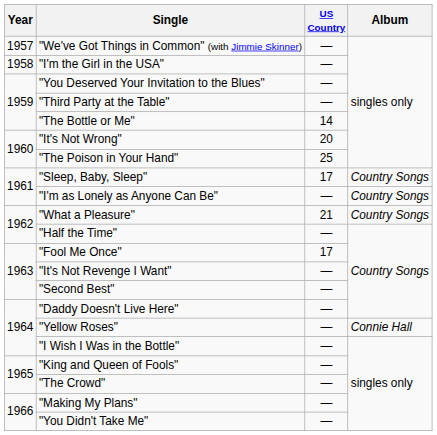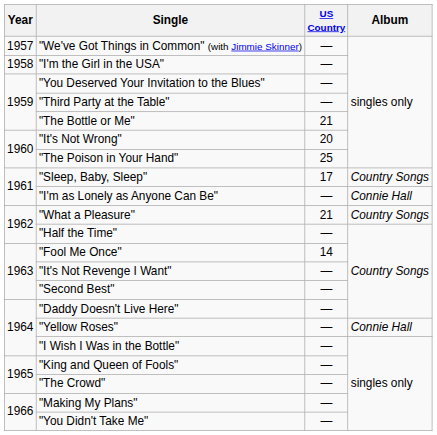(326, 121) 14 -> (326, 121) 21
(390, 196) Country Songs -> (381, 196) Connie Hall
(326, 252) 17 -> (326, 252) 14
